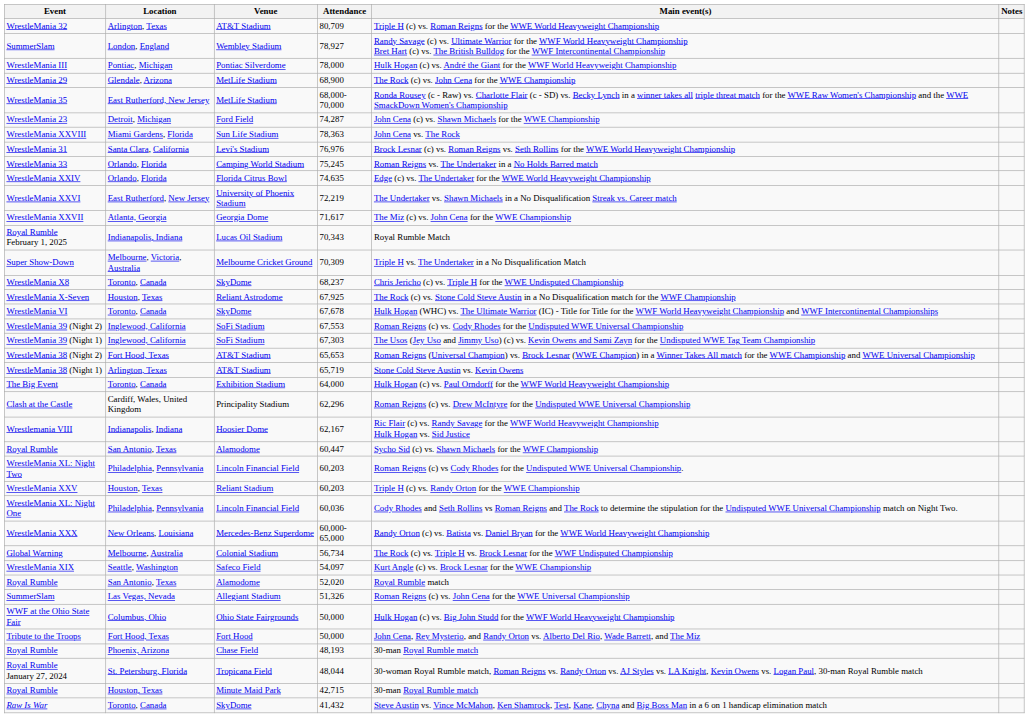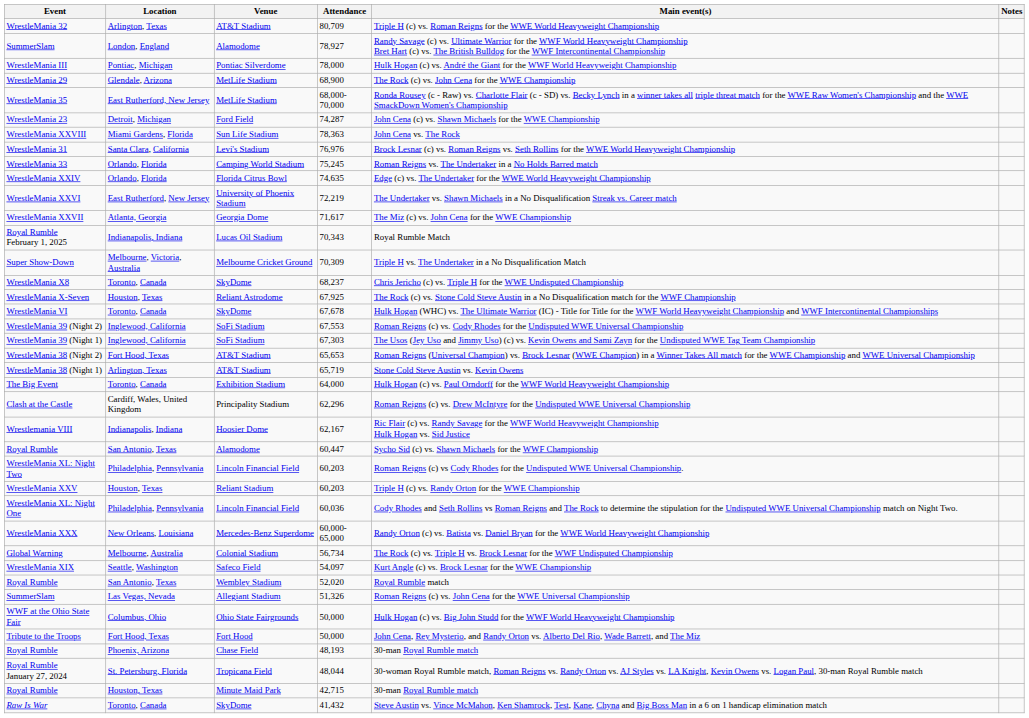(249, 45) Wembley Stadium -> (238, 45) Alamodome
(238, 582) Alamodome -> (249, 582) Wembley Stadium
